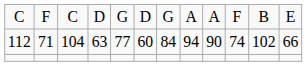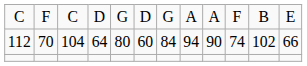(46, 41) 71 -> (46, 41) 70
(100, 41) 63 -> (100, 41) 64
(122, 41) 77 -> (122, 41) 80
